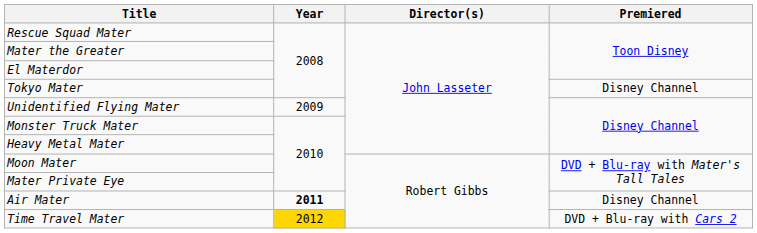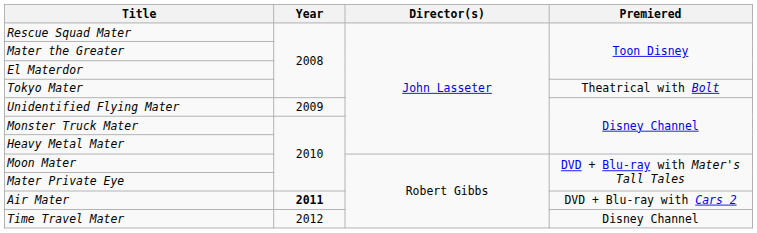(650, 88) Disney Channel -> (650, 88) Theatrical with Bolt
(650, 200) Disney Channel -> (650, 200) DVD + Blu-ray with Cars 2
(310, 219) gold background -> (310, 219) no background
(650, 219) DVD + Blu-ray with Cars 2 -> (650, 219) Disney Channel
